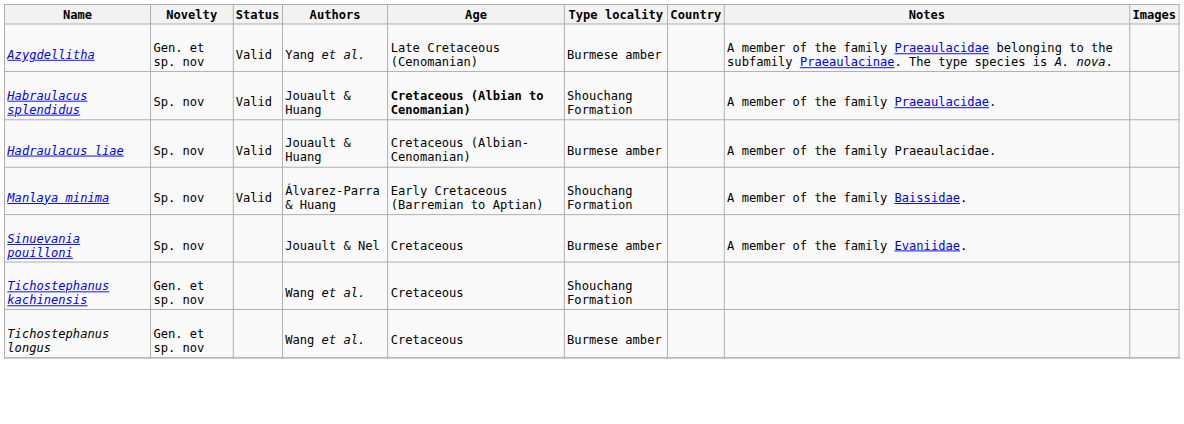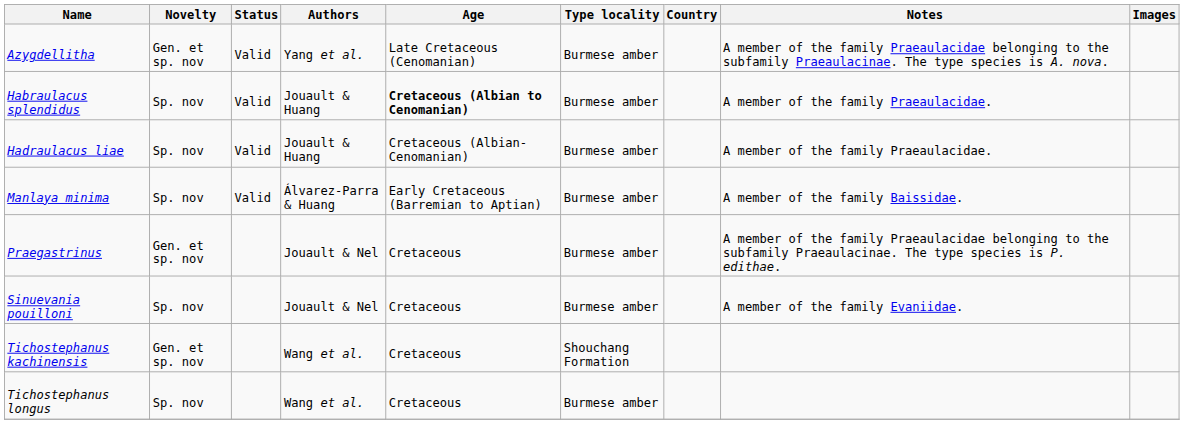(600, 103) Shouchang Formation -> (611, 103) Burmese amber
(600, 198) Shouchang Formation -> (611, 198) Burmese amber
+ row: (55, 252)
(179, 341) Gen. et sp. nov -> (178, 402) Sp. nov
